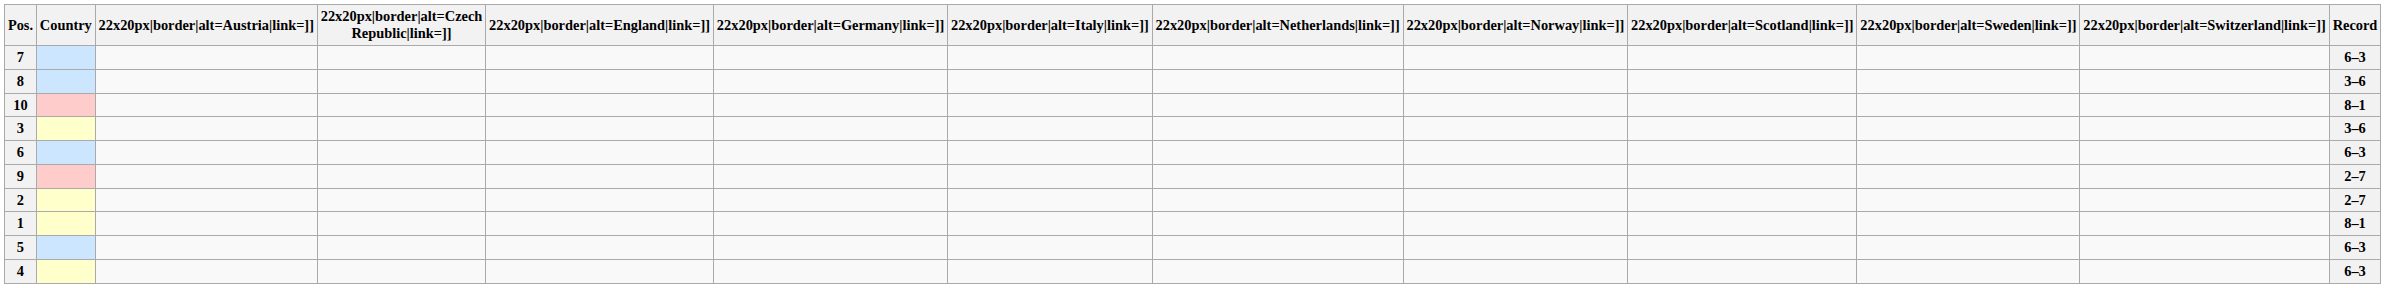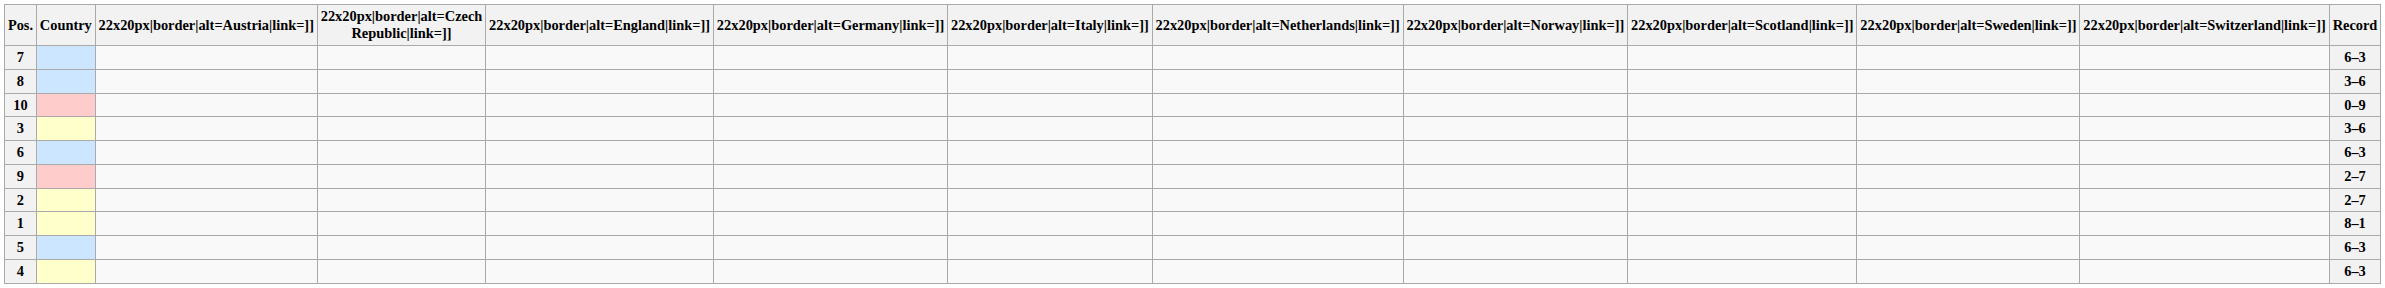(2355, 105) 8–1 -> (2355, 105) 0–9
